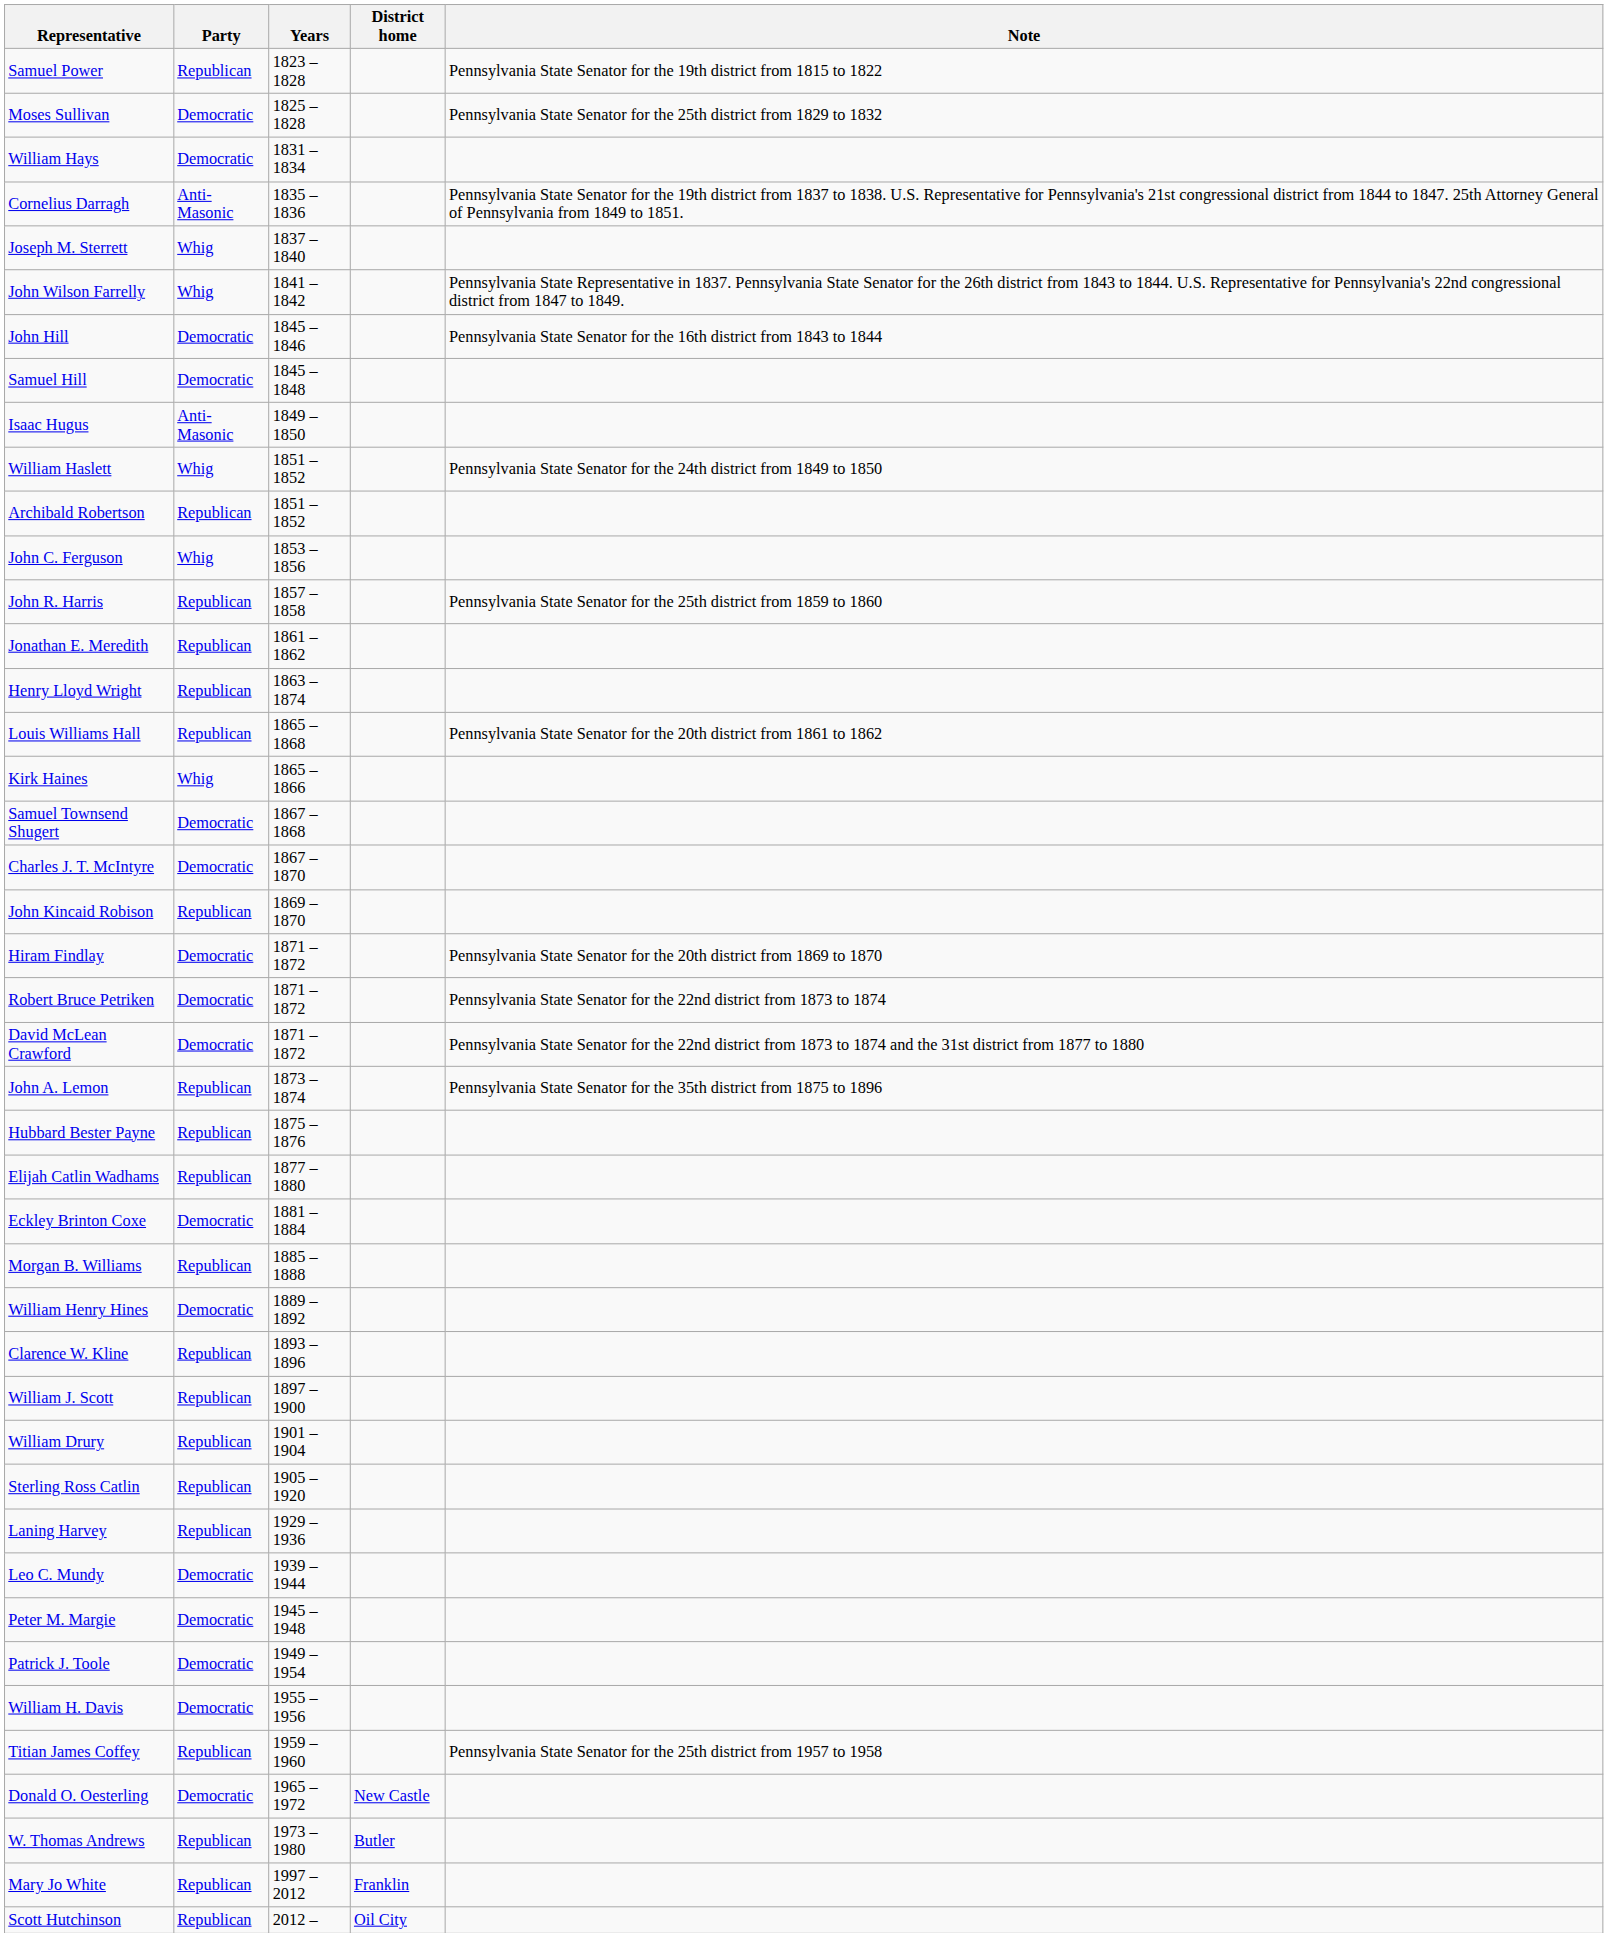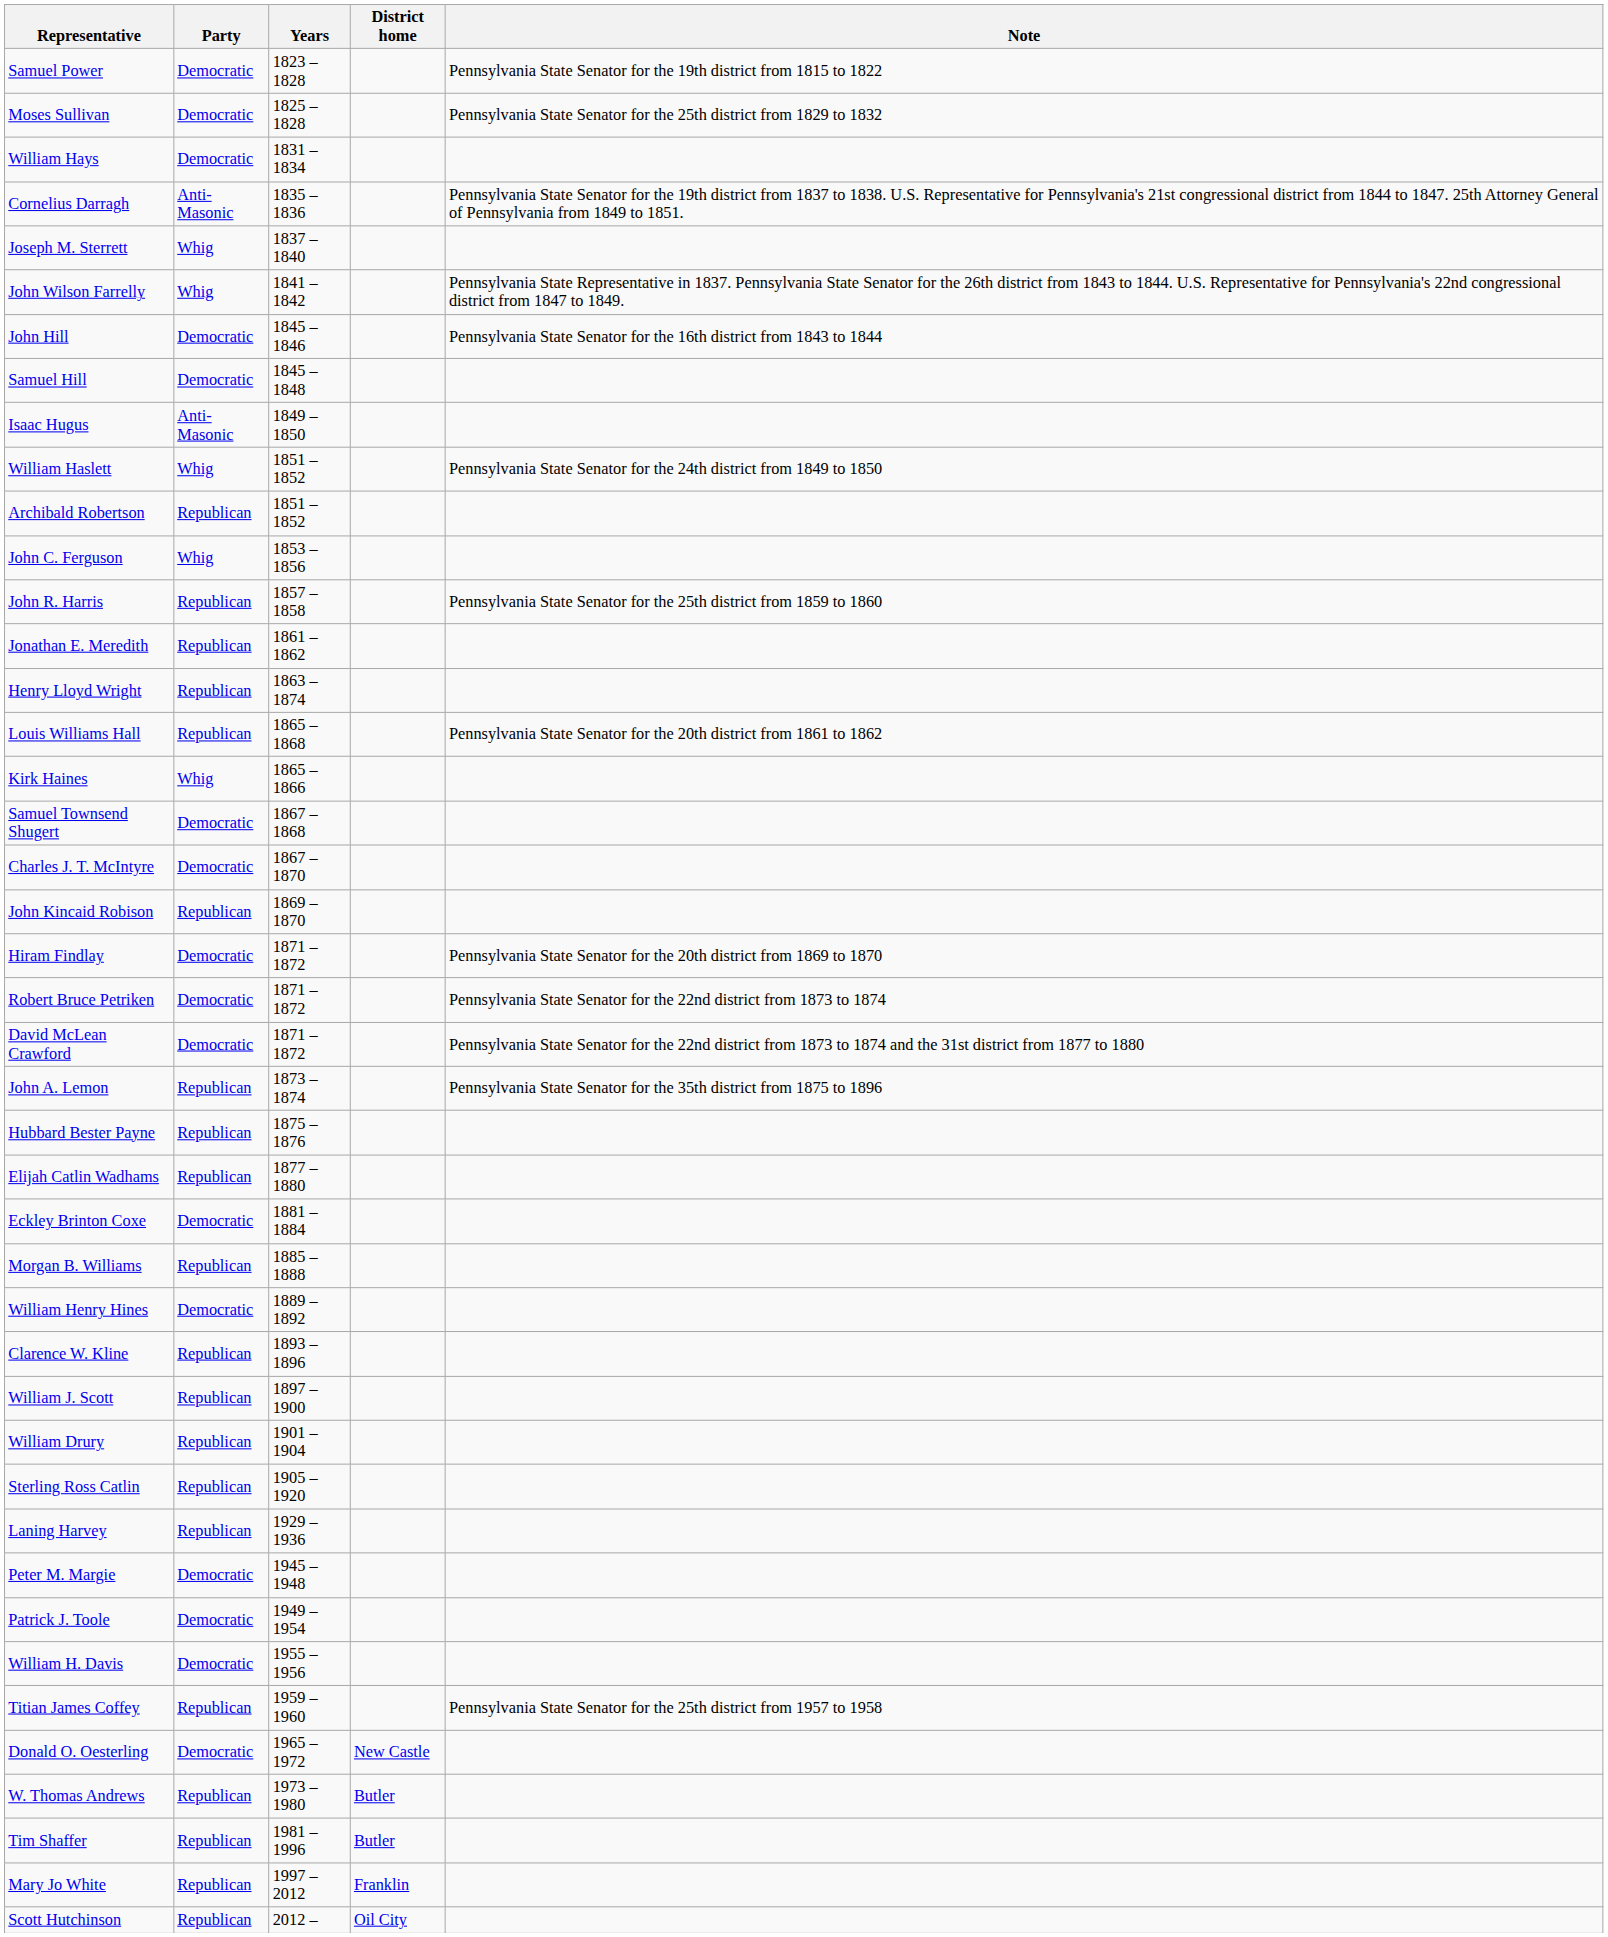(214, 70) Republican -> (215, 70) Democratic
- row: (56, 1575)
+ row: (47, 1840)
